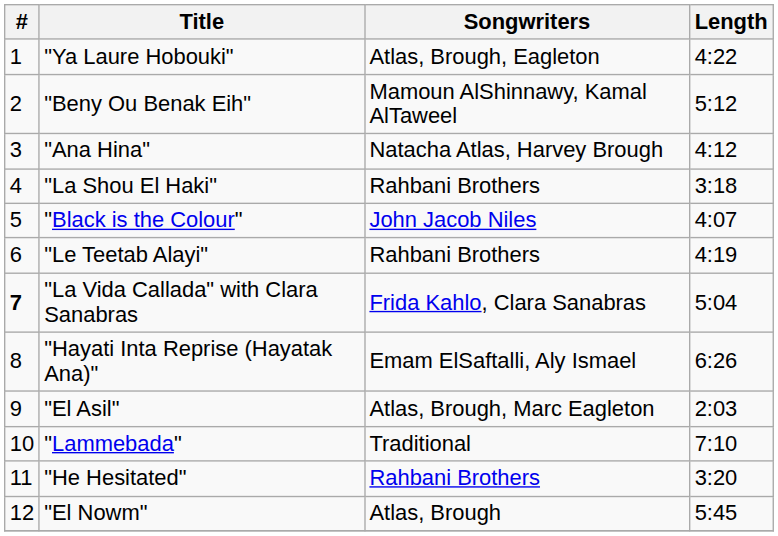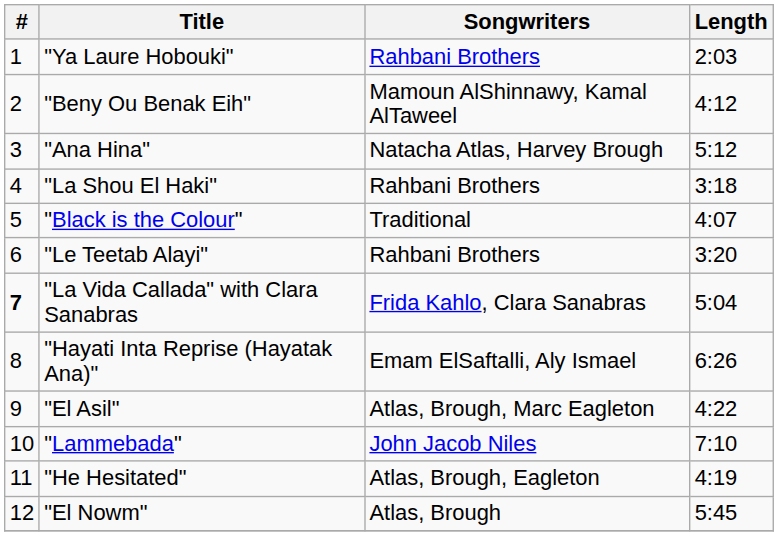(485, 56) Atlas, Brough, Eagleton -> (455, 56) Rahbani Brothers
(716, 56) 4:22 -> (716, 56) 2:03
(716, 103) 5:12 -> (716, 103) 4:12
(716, 150) 4:12 -> (716, 150) 5:12
(453, 220) John Jacob Niles -> (420, 220) Traditional
(716, 255) 4:19 -> (716, 255) 3:20
(716, 408) 2:03 -> (716, 408) 4:22
(420, 443) Traditional -> (453, 443) John Jacob Niles
(455, 478) Rahbani Brothers -> (485, 478) Atlas, Brough, Eagleton
(716, 478) 3:20 -> (716, 478) 4:19
